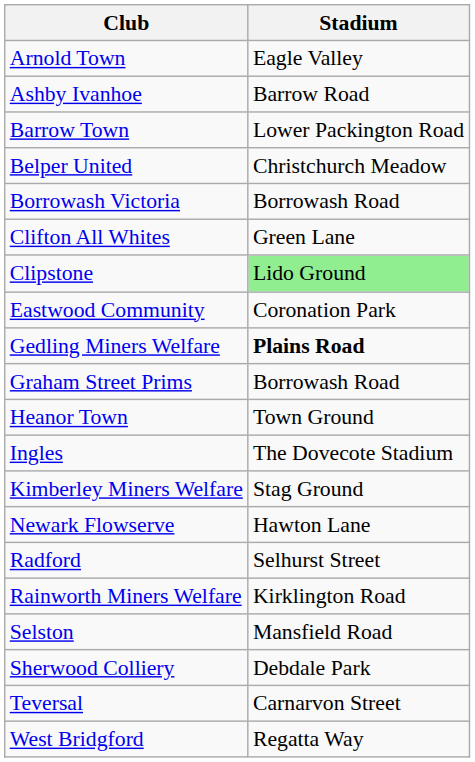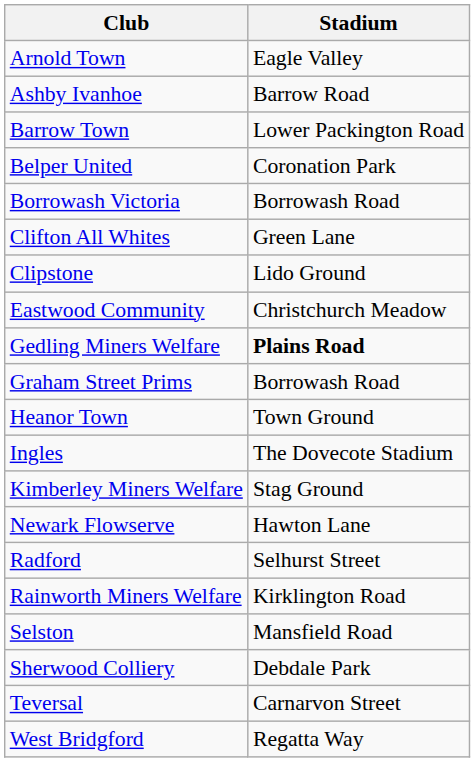(350, 165) Christchurch Meadow -> (324, 165) Coronation Park
(309, 273) lightgreen background -> (309, 273) no background
(324, 309) Coronation Park -> (350, 309) Christchurch Meadow
